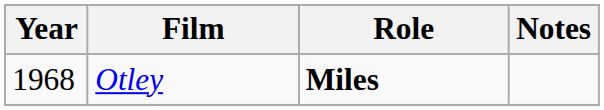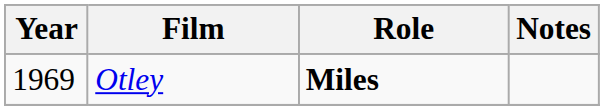(44, 79) 1968 -> (44, 79) 1969
